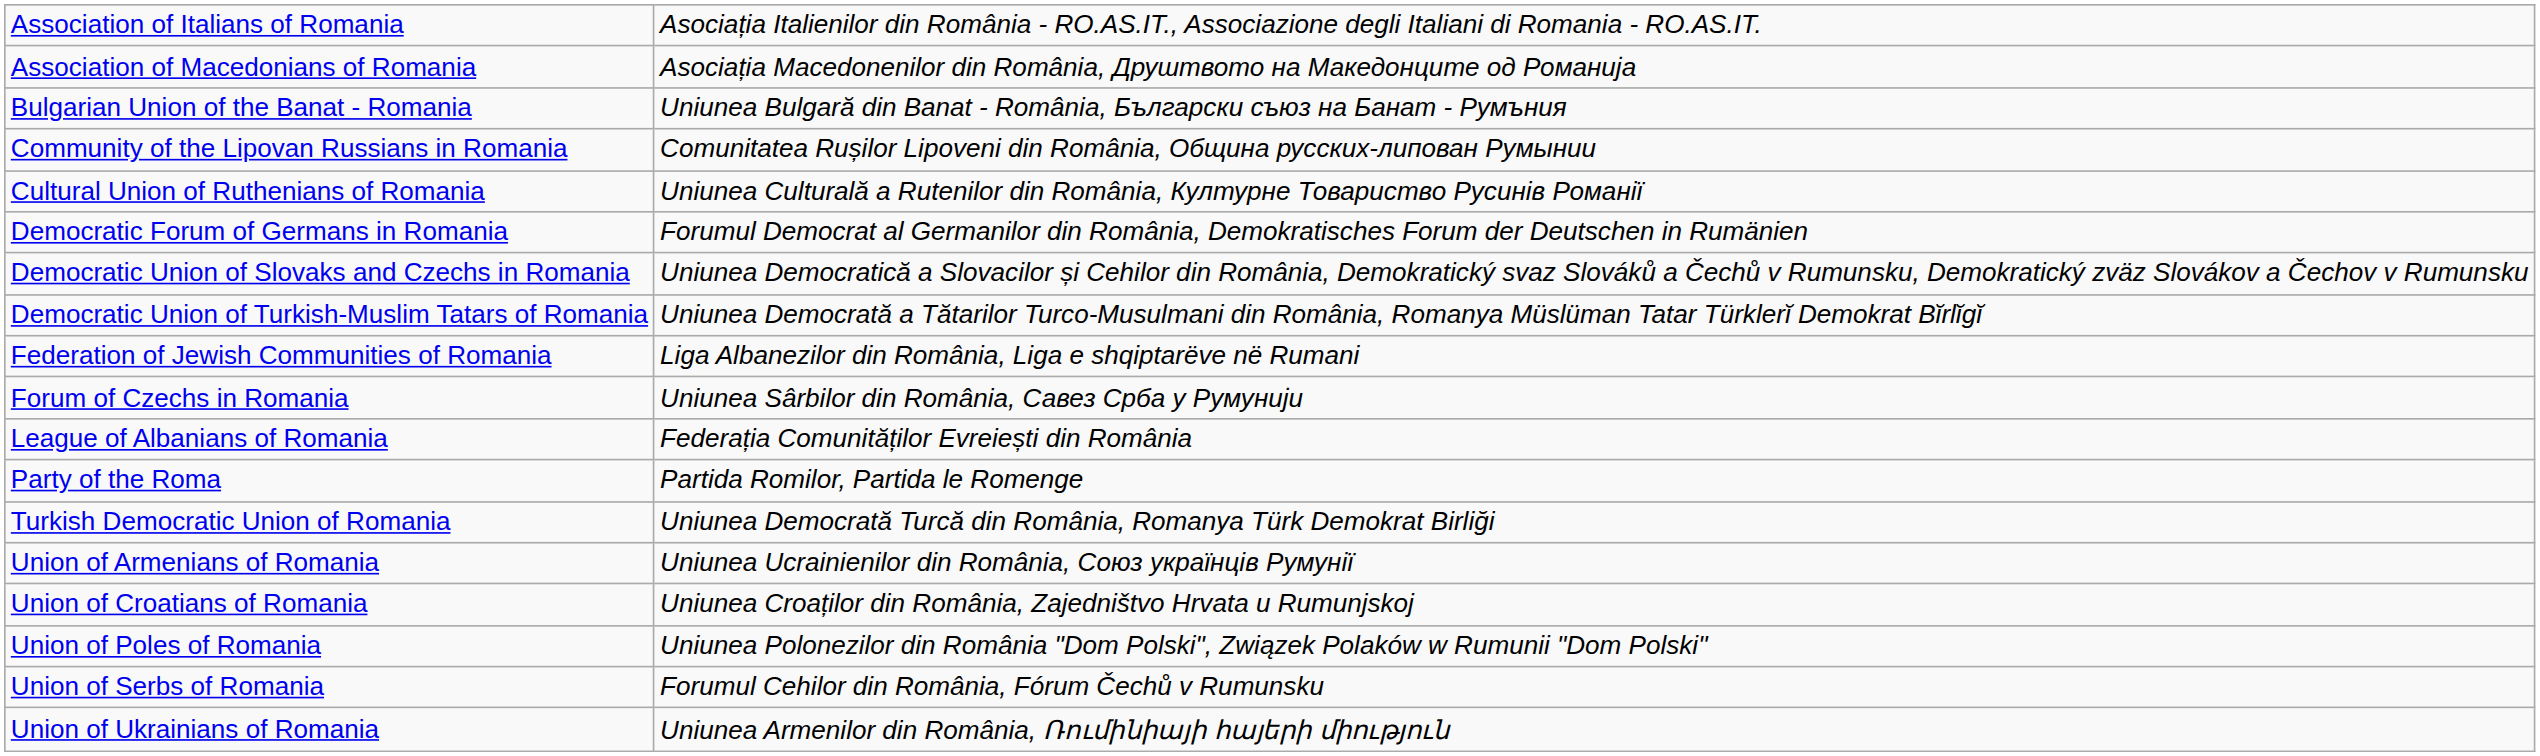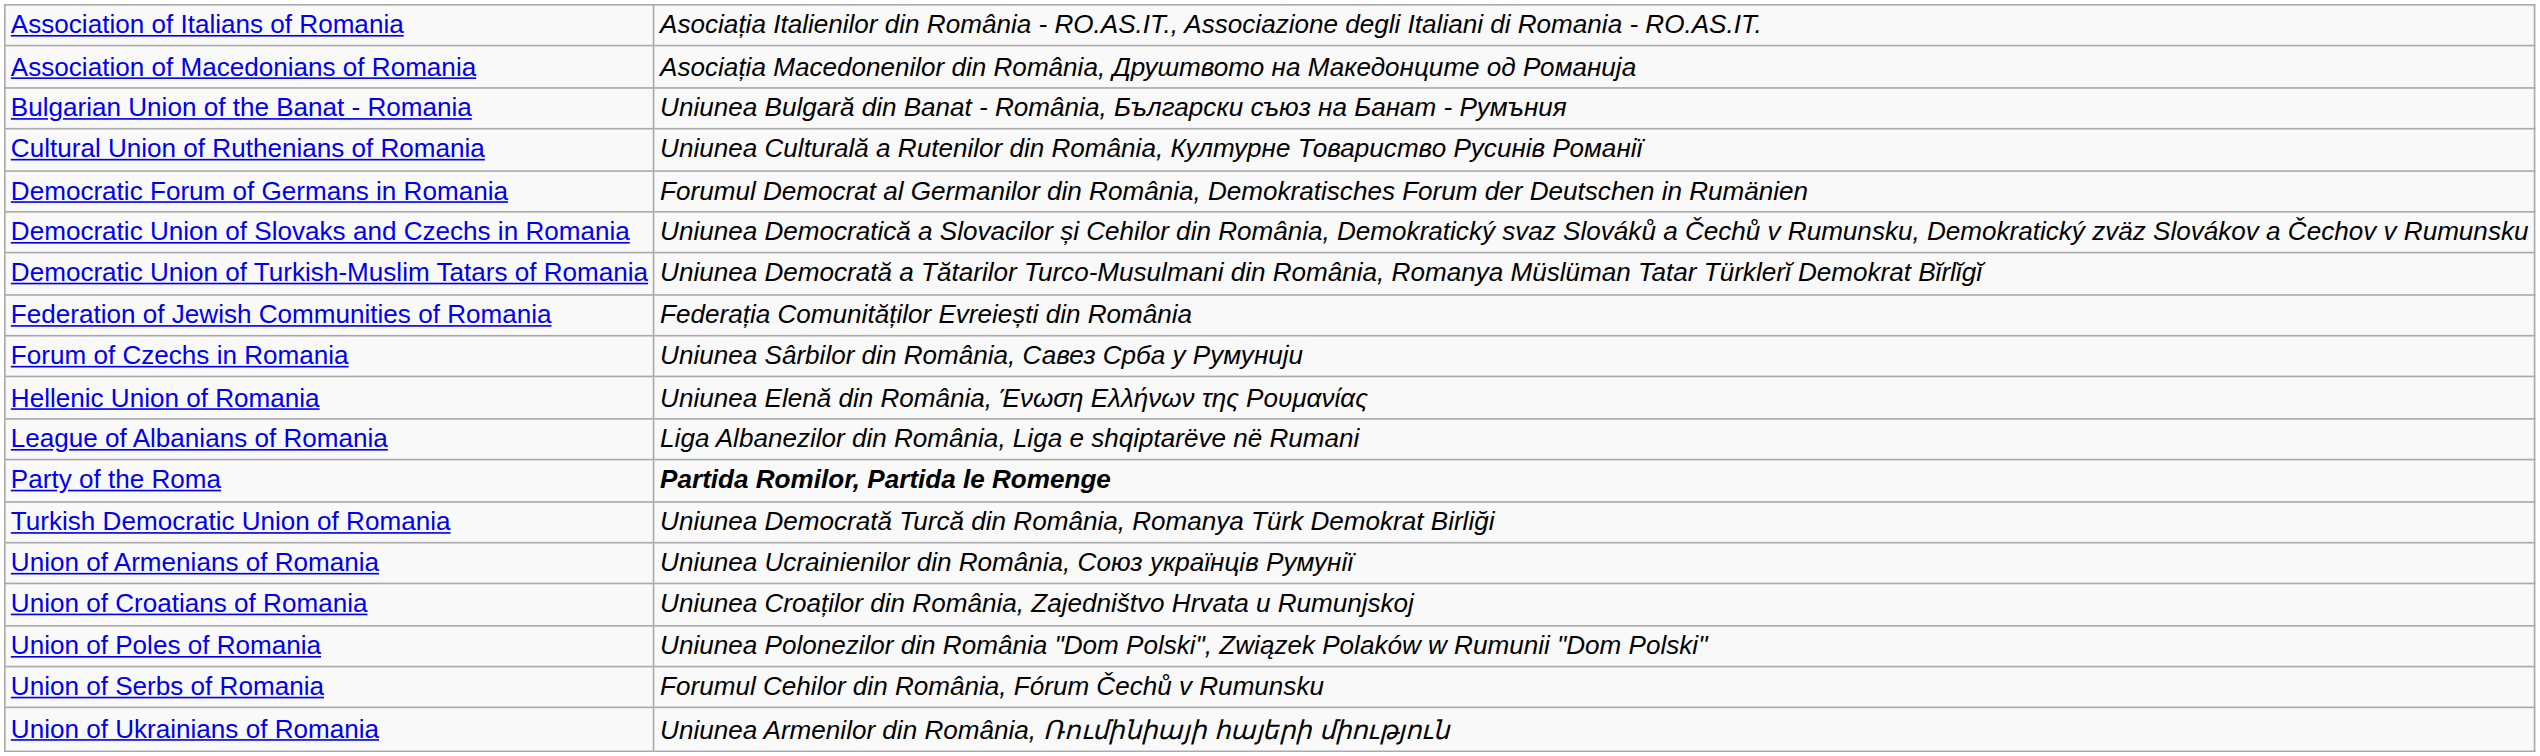- row: (289, 149)
(1010, 356) Liga Albanezilor din România, Liga e shqiptarëve në Rumani -> (926, 314) Federația Comunităților Evreiești din România
+ row: (165, 397)
(926, 438) Federația Comunităților Evreiești din România -> (1010, 438) Liga Albanezilor din România, Liga e shqiptarëve në Rumani
(872, 480) normal -> (885, 480) bold
